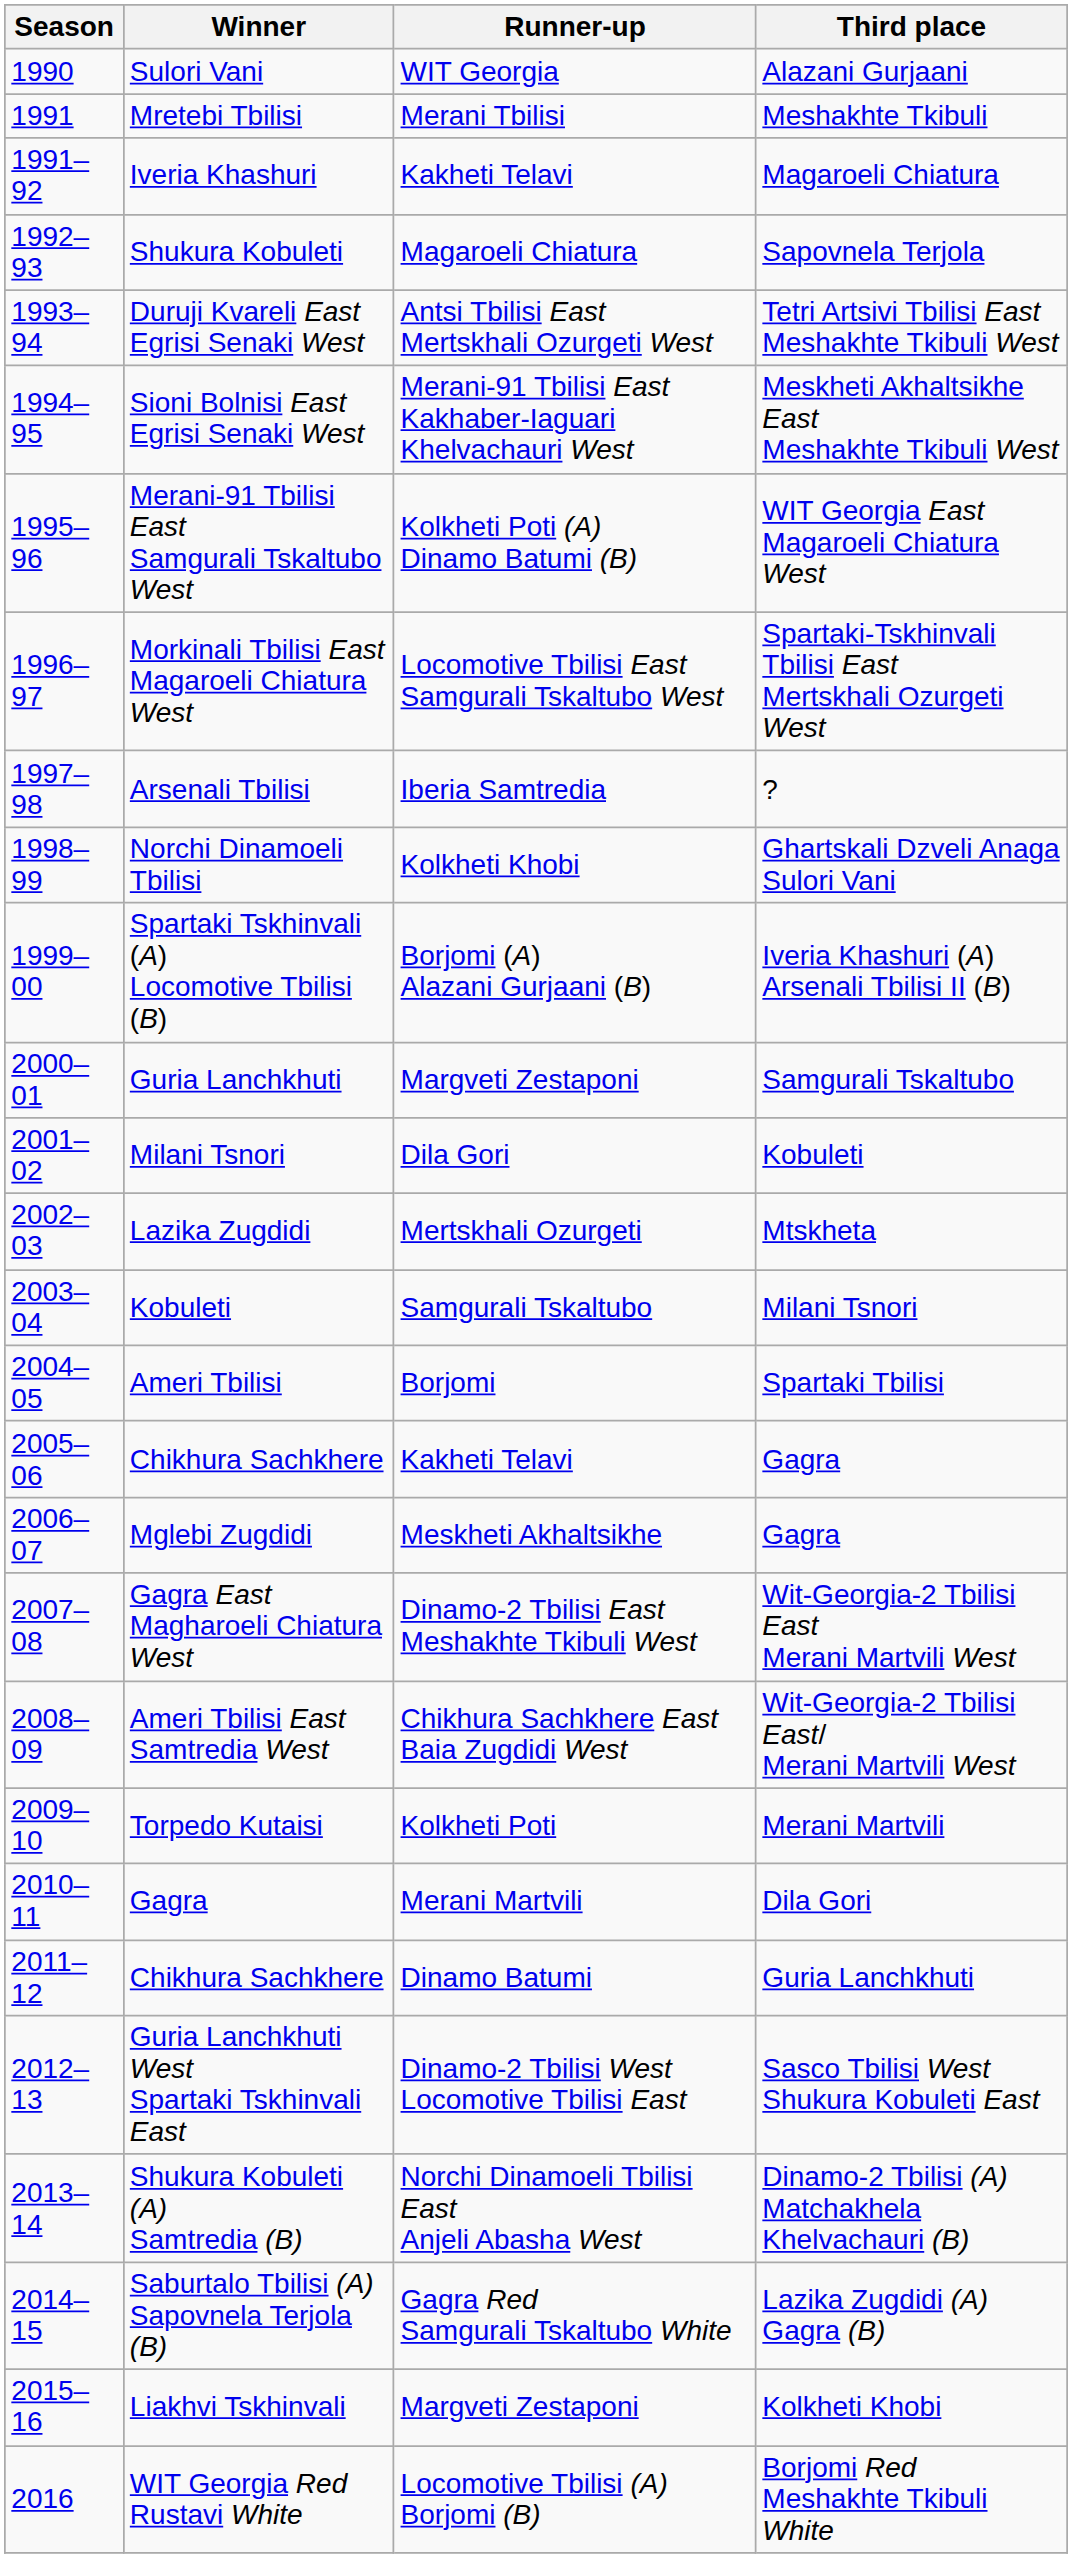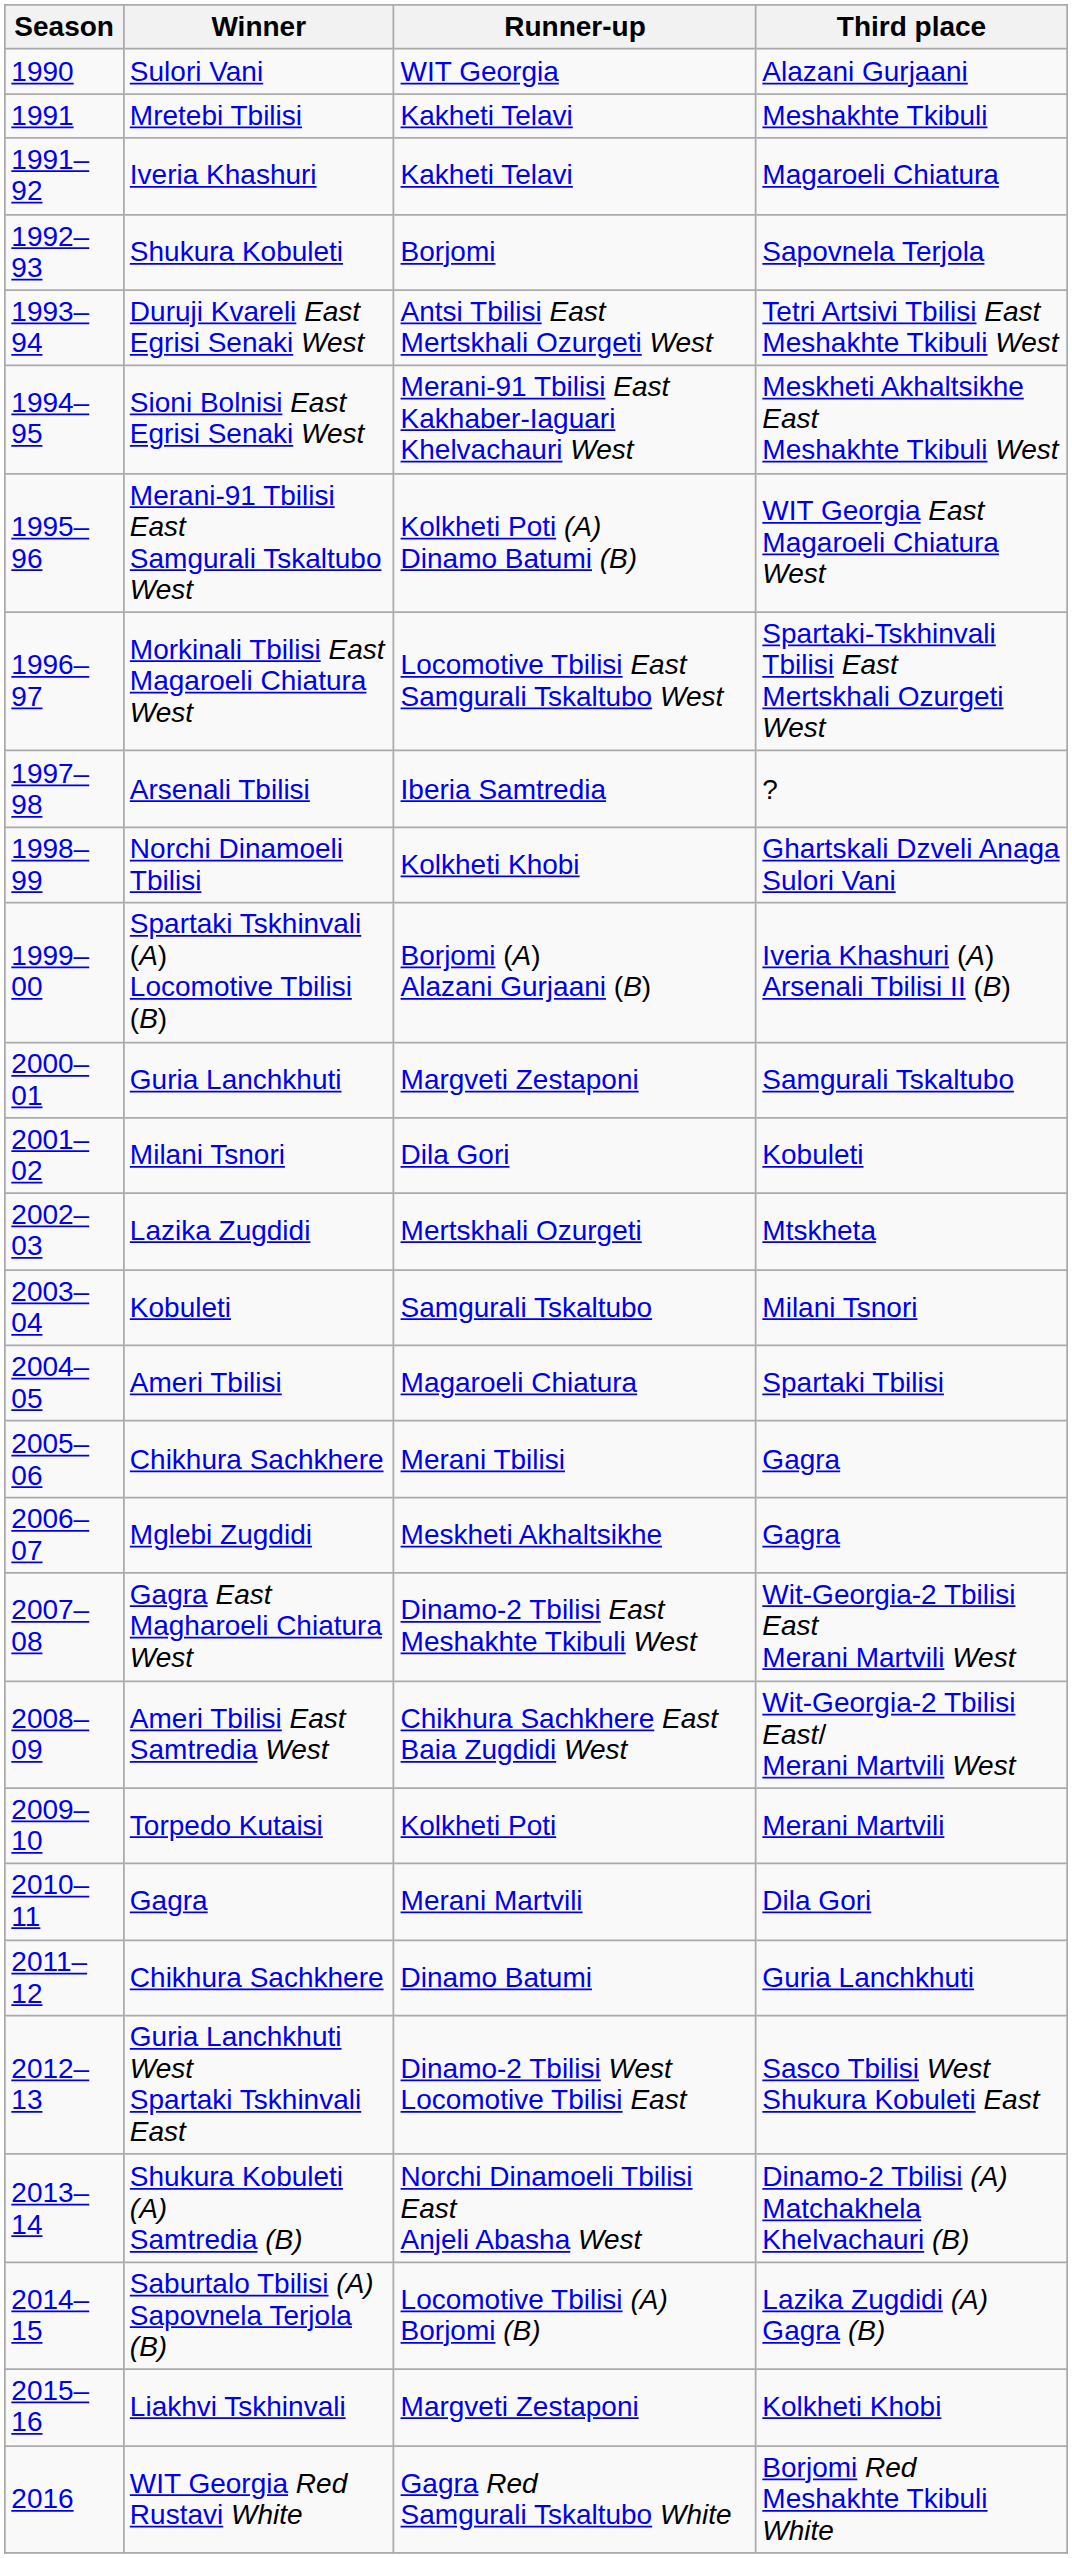(483, 115) Merani Tbilisi -> (487, 115) Kakheti Telavi
(519, 251) Magaroeli Chiatura -> (448, 251) Borjomi
(448, 1382) Borjomi -> (519, 1382) Magaroeli Chiatura
(487, 1458) Kakheti Telavi -> (483, 1458) Merani Tbilisi
(566, 2315) Gagra Red Samgurali Tskaltubo White -> (534, 2315) Locomotive Tbilisi (A) Borjomi (B)
(534, 2498) Locomotive Tbilisi (A) Borjomi (B) -> (566, 2498) Gagra Red Samgurali Tskaltubo White
